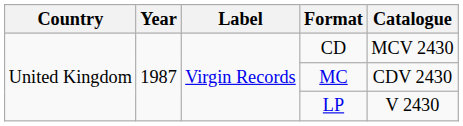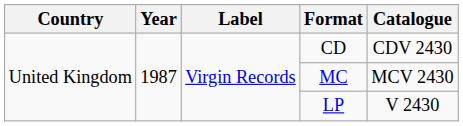(412, 47) MCV 2430 -> (412, 47) CDV 2430
(412, 76) CDV 2430 -> (412, 76) MCV 2430
